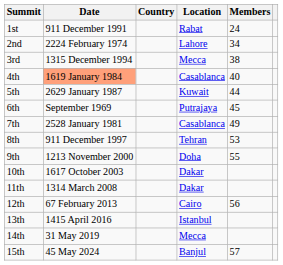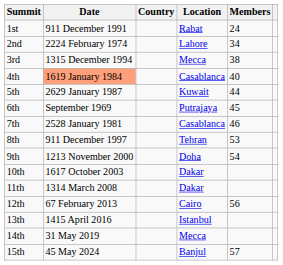(235, 124) 49 -> (235, 124) 46
(235, 156) 55 -> (235, 156) 54
